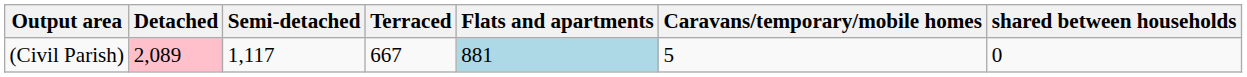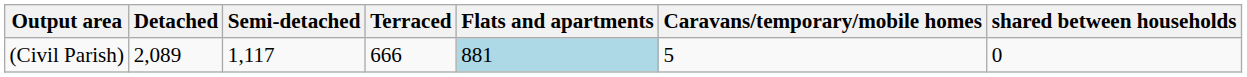(157, 54) pink background -> (157, 54) no background
(386, 54) 667 -> (386, 54) 666
